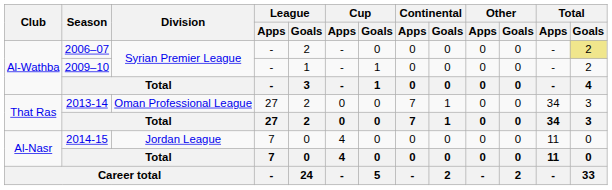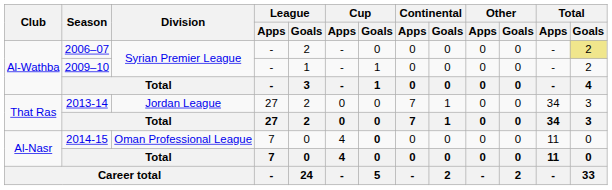(183, 103) Oman Professional League -> (183, 103) Jordan League
(183, 139) Jordan League -> (183, 139) Oman Professional League
(377, 139) normal -> (377, 139) bold
